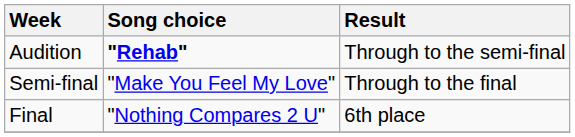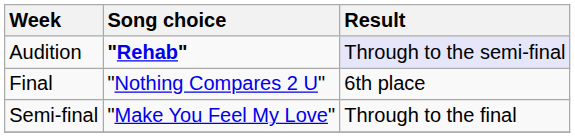(455, 52) no background -> (455, 52) lavender background
rows swapped: (54, 83) <-> (31, 115)
